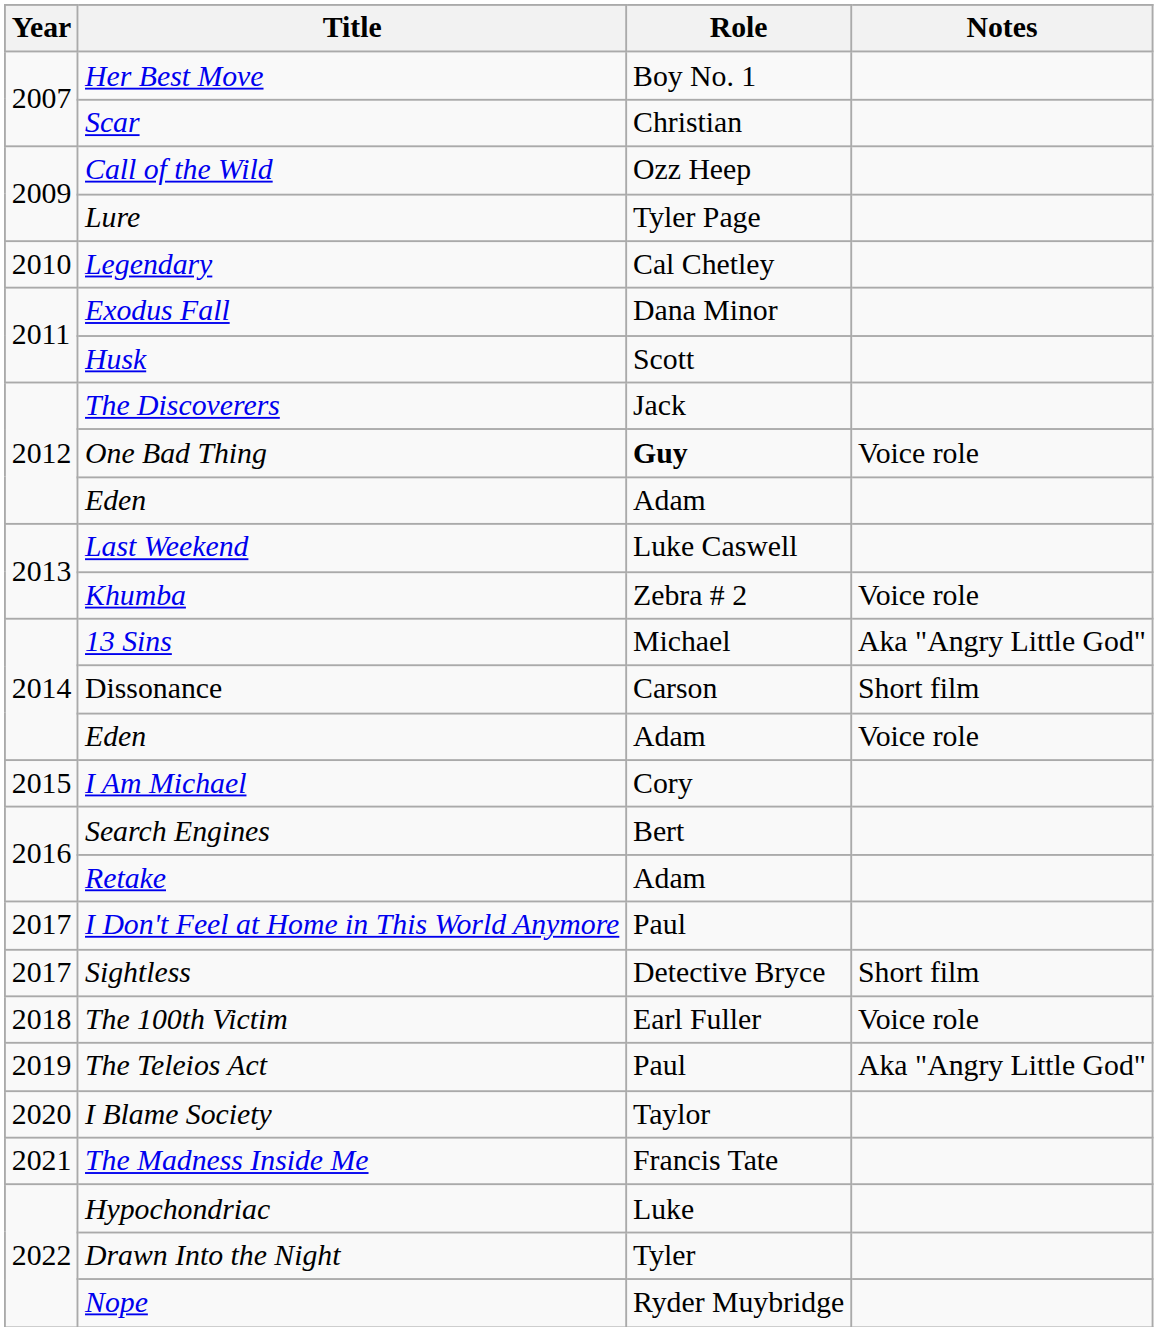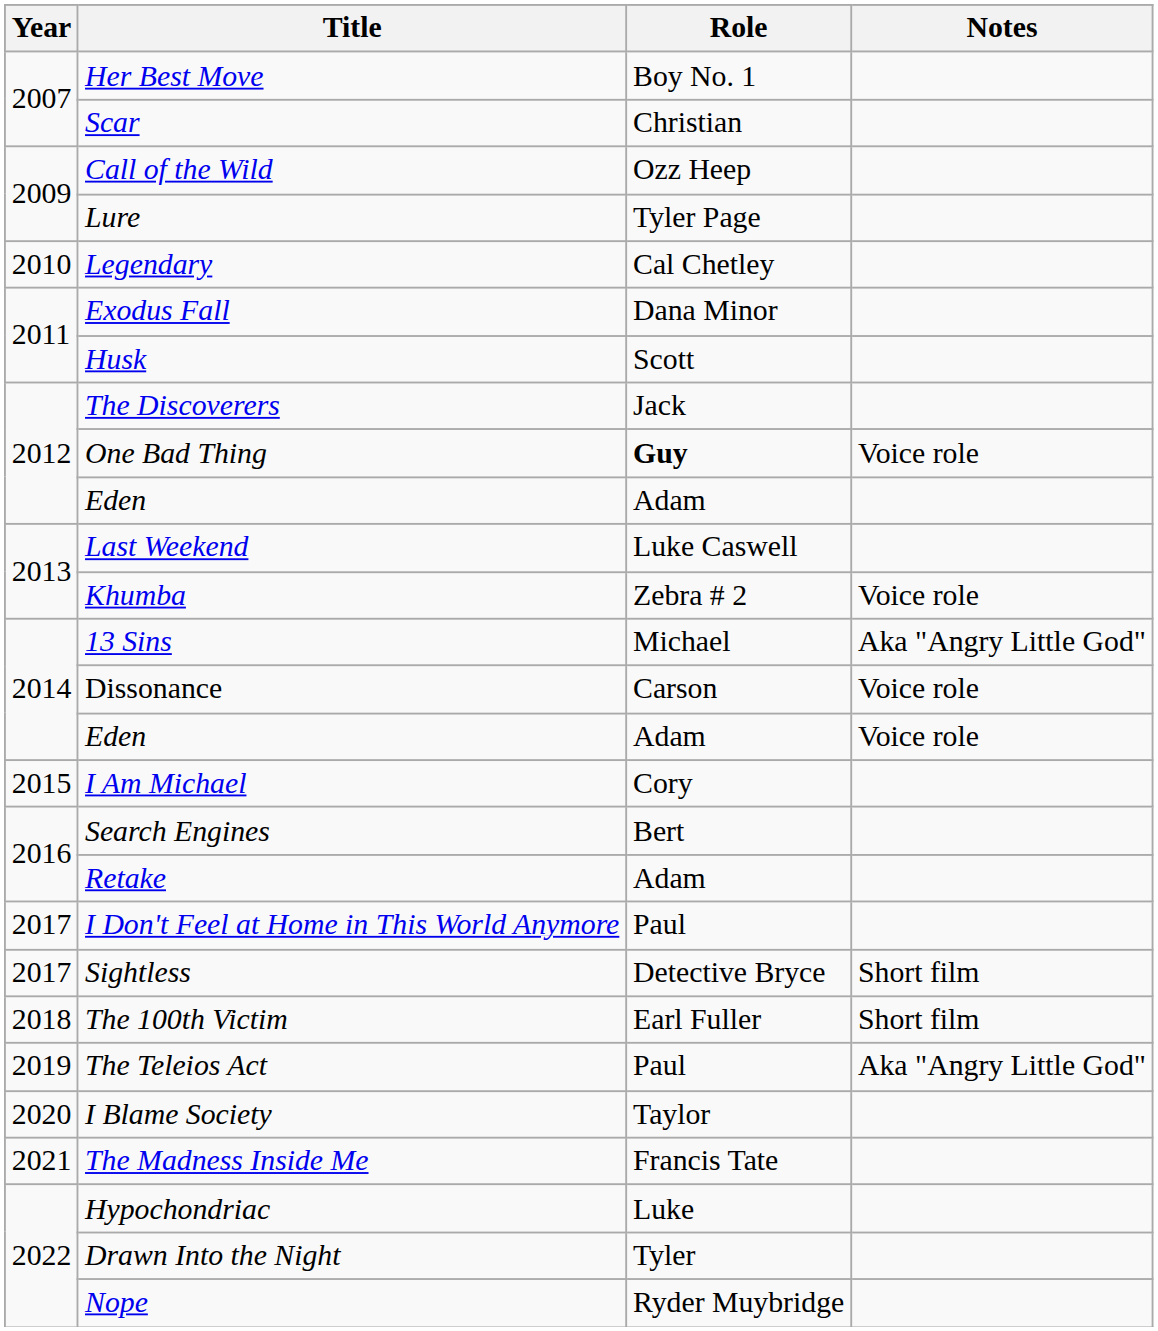(919, 688) Short film -> (918, 688) Voice role
(918, 1019) Voice role -> (919, 1019) Short film
